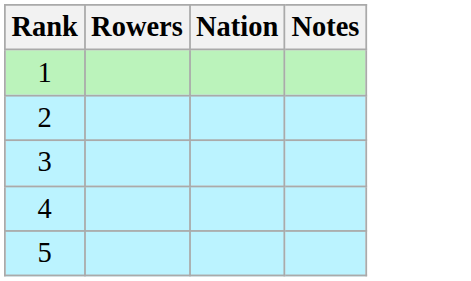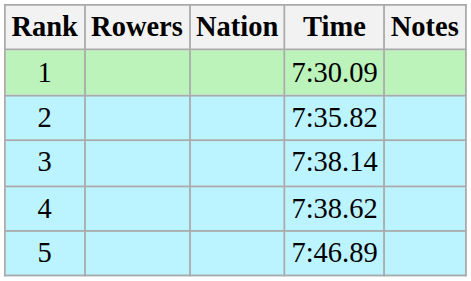+ column: (335, 27)
